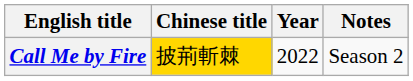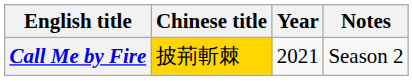(298, 56) 2022 -> (298, 56) 2021
